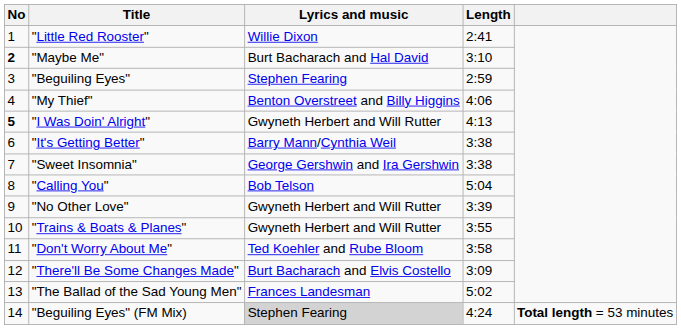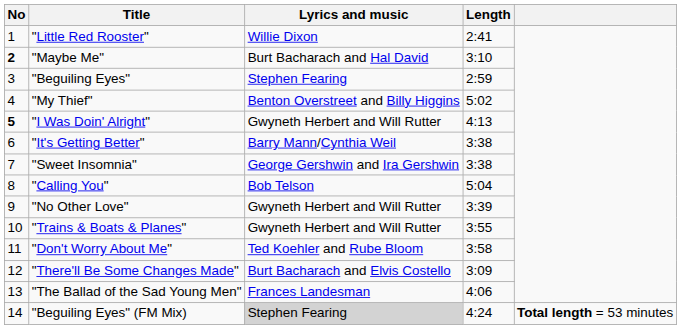(479, 100) 4:06 -> (479, 100) 5:02
(479, 292) 5:02 -> (479, 292) 4:06
